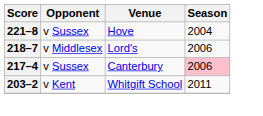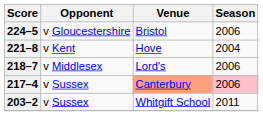+ row: (23, 31)
(66, 31) v Sussex -> (59, 48) v Kent
(135, 66) no background -> (163, 84) lightsalmon background
(59, 84) v Kent -> (66, 102) v Sussex
